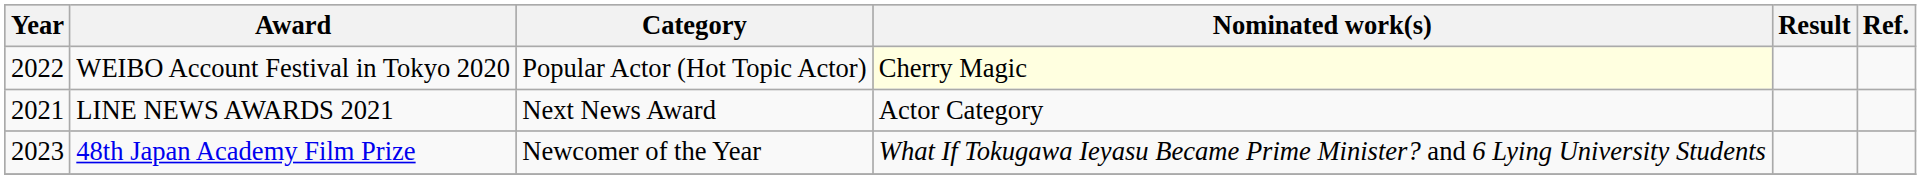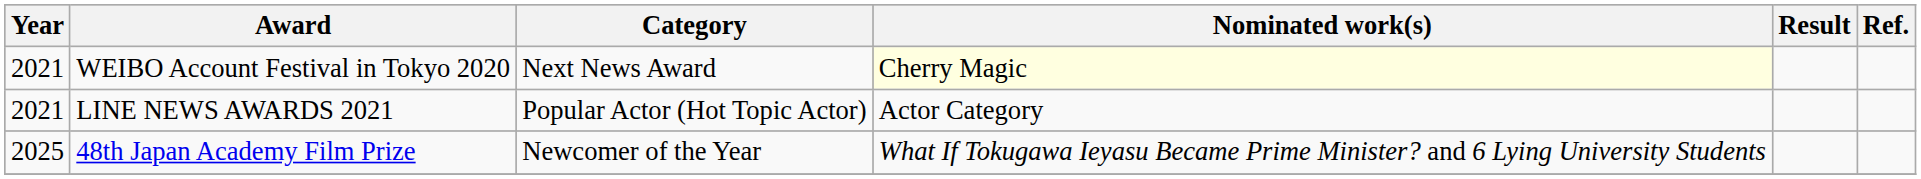(38, 67) 2022 -> (38, 67) 2021
(694, 67) Popular Actor (Hot Topic Actor) -> (619, 67) Next News Award
(619, 109) Next News Award -> (694, 109) Popular Actor (Hot Topic Actor)
(38, 151) 2023 -> (38, 151) 2025
